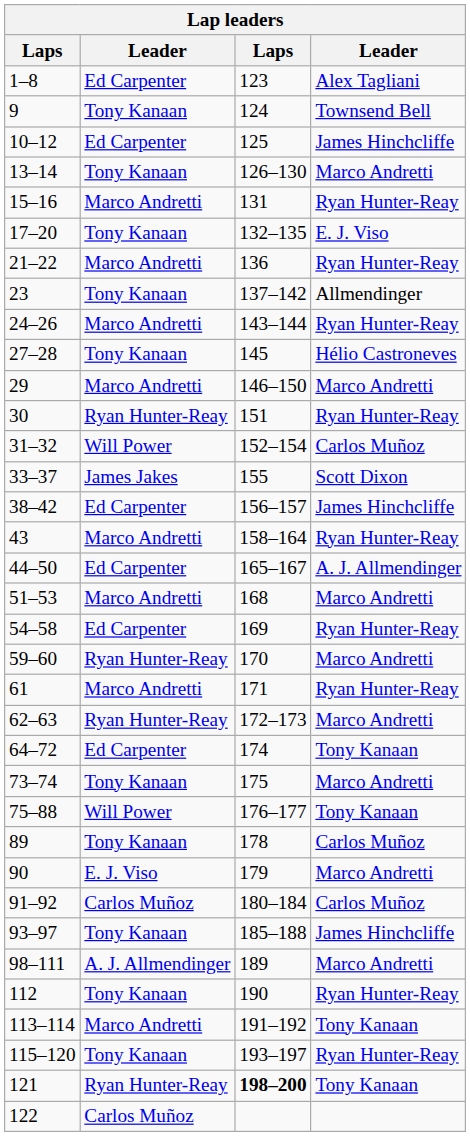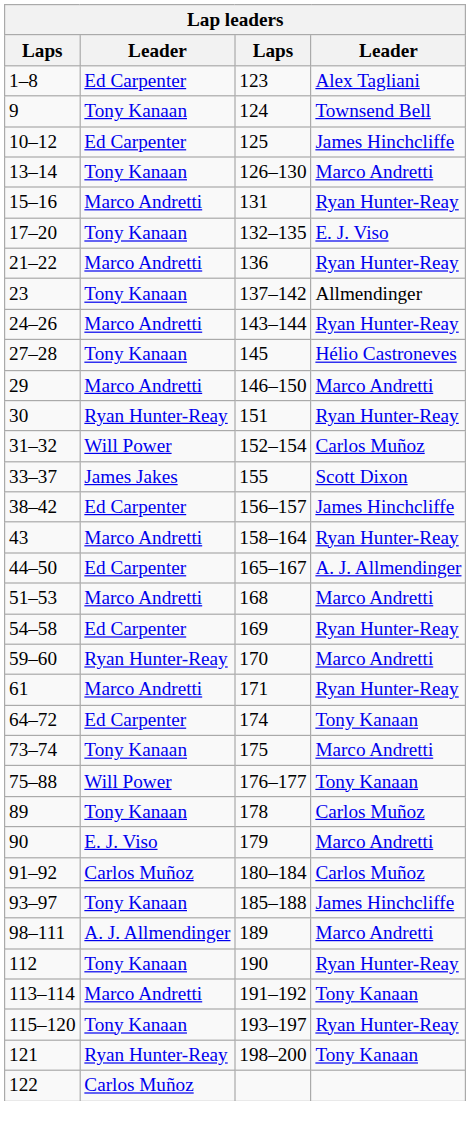- row: (33, 720)
(273, 1085) bold -> (273, 1055) normal
